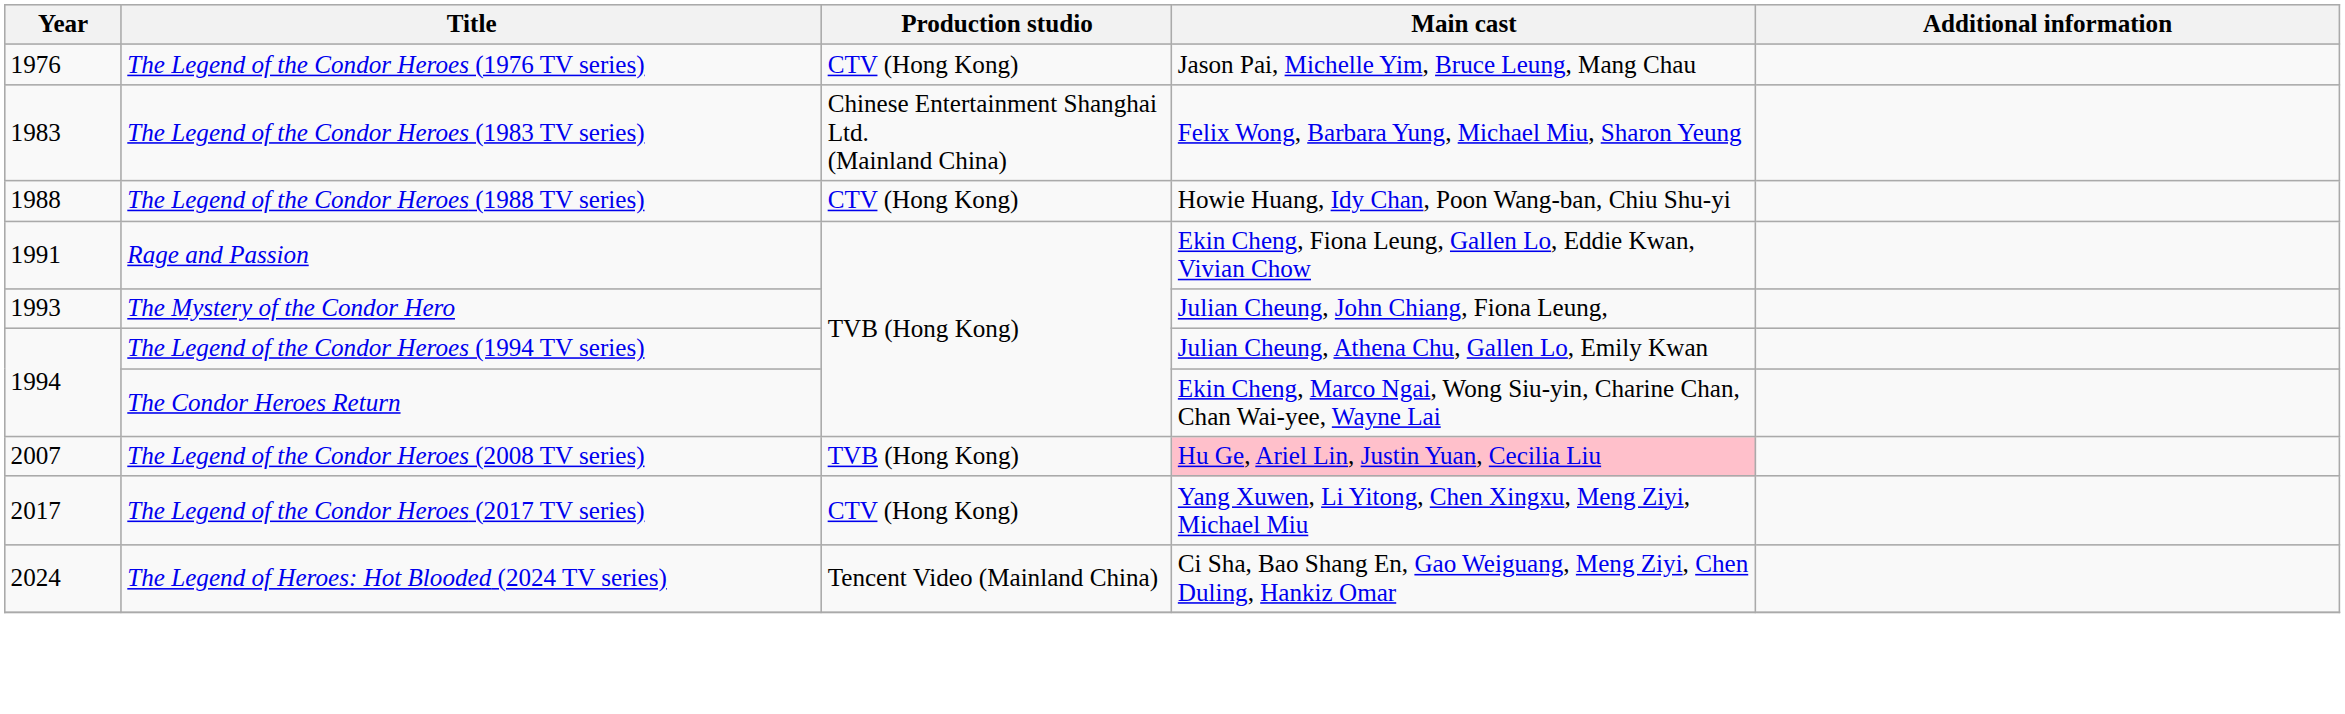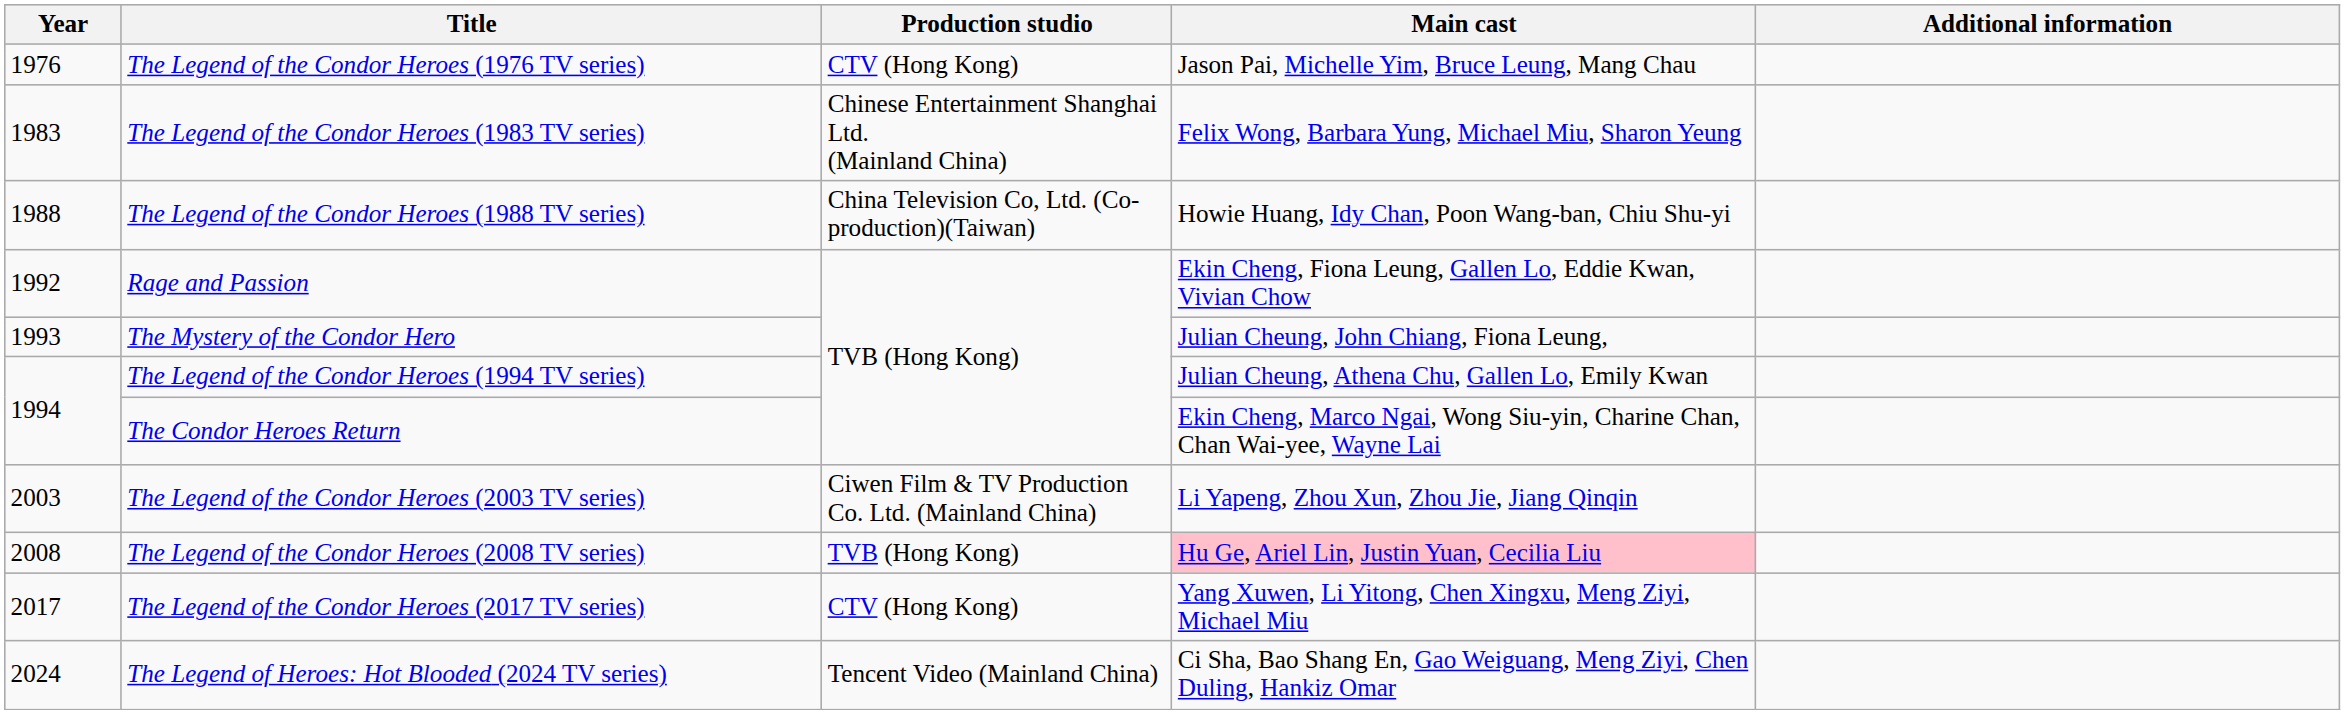(923, 200) CTV (Hong Kong) -> (984, 214) China Television Co, Ltd. (Co-production)(Taiwan)
(36, 254) 1991 -> (36, 282) 1992
+ row: (386, 498)
(36, 456) 2007 -> (36, 552) 2008
